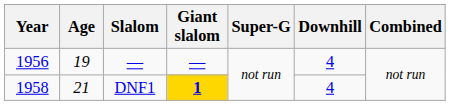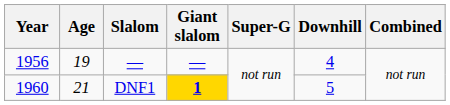(32, 87) 1958 -> (32, 87) 1960
(330, 87) 4 -> (330, 87) 5
